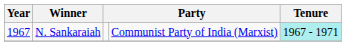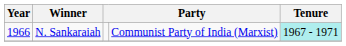(19, 31) 1967 -> (19, 31) 1966
